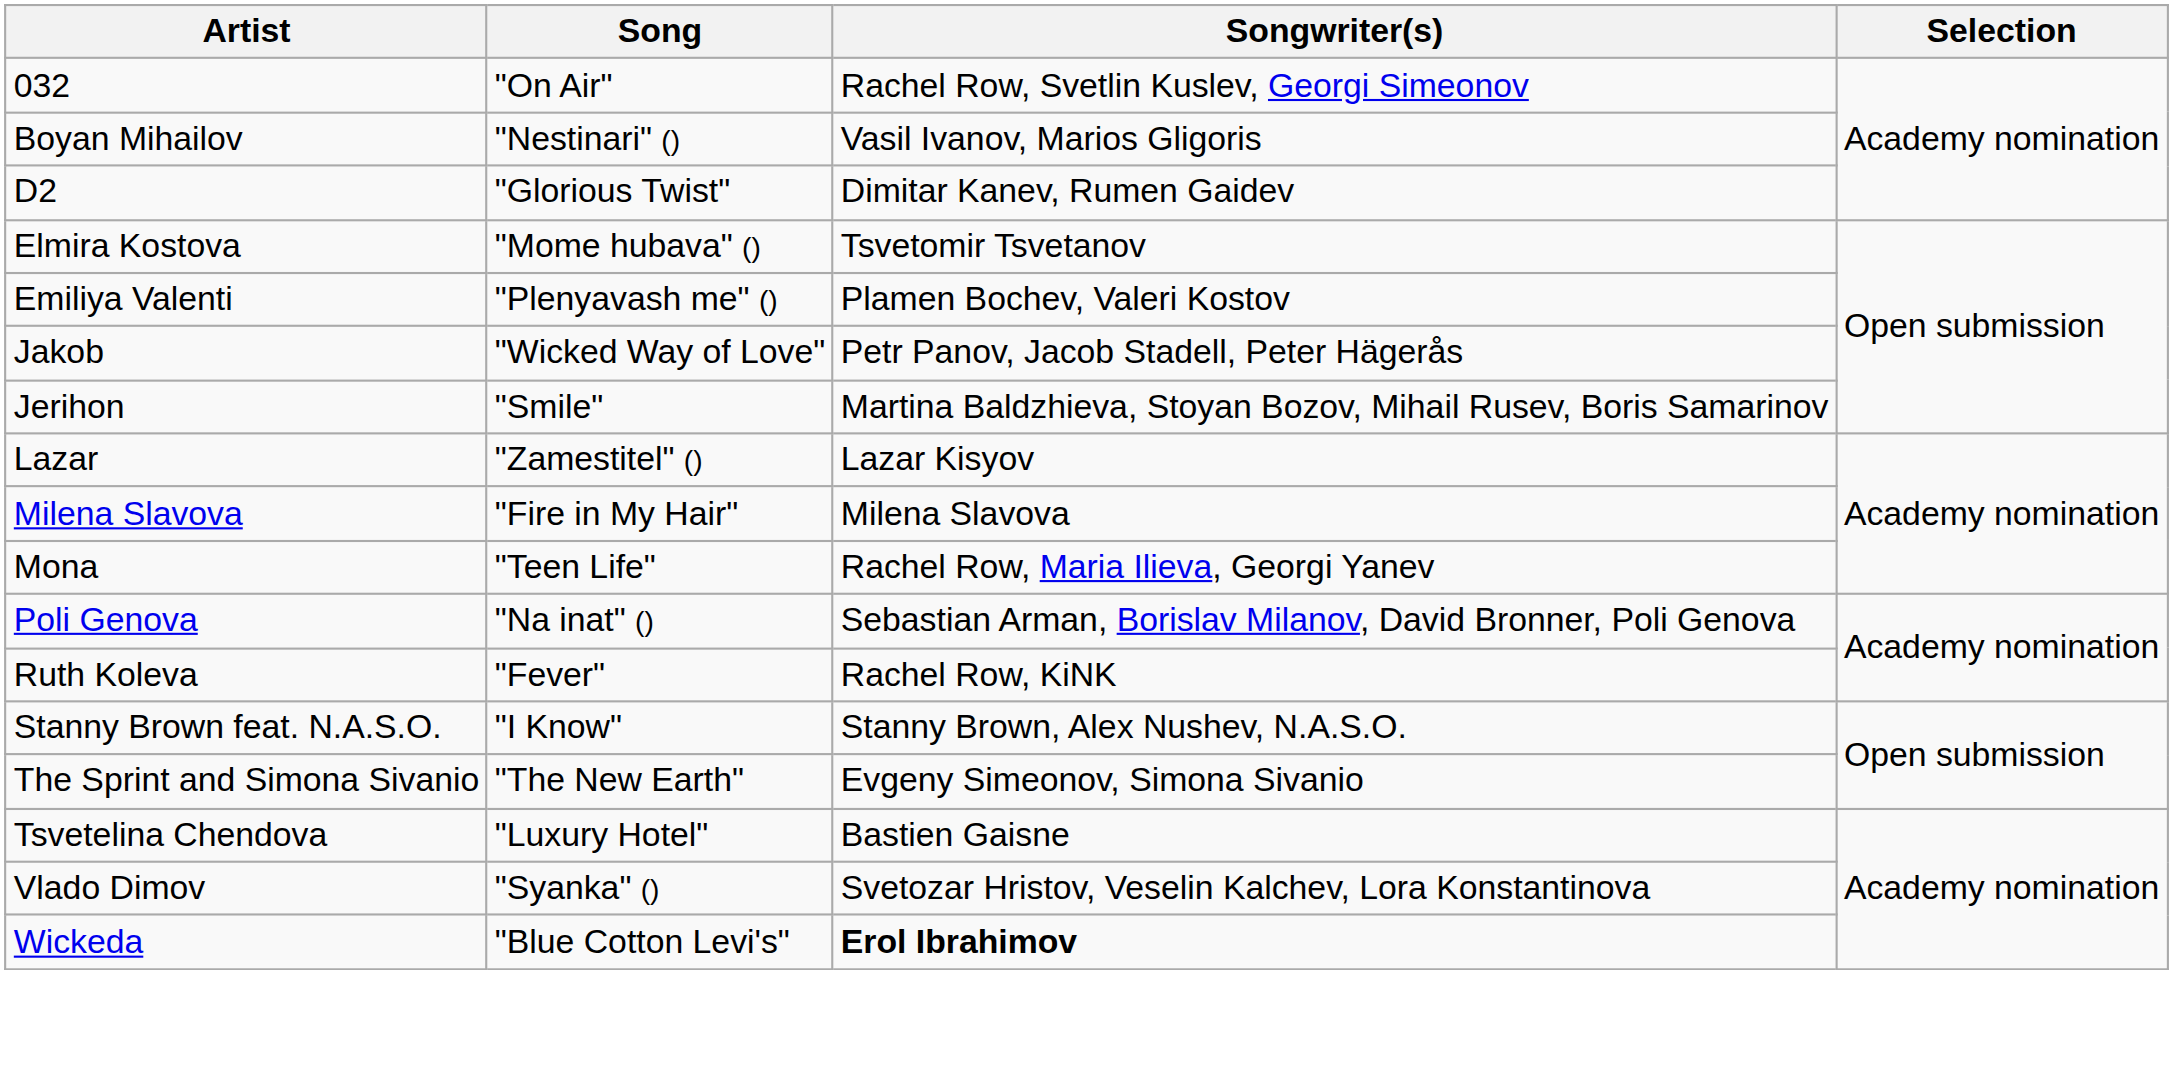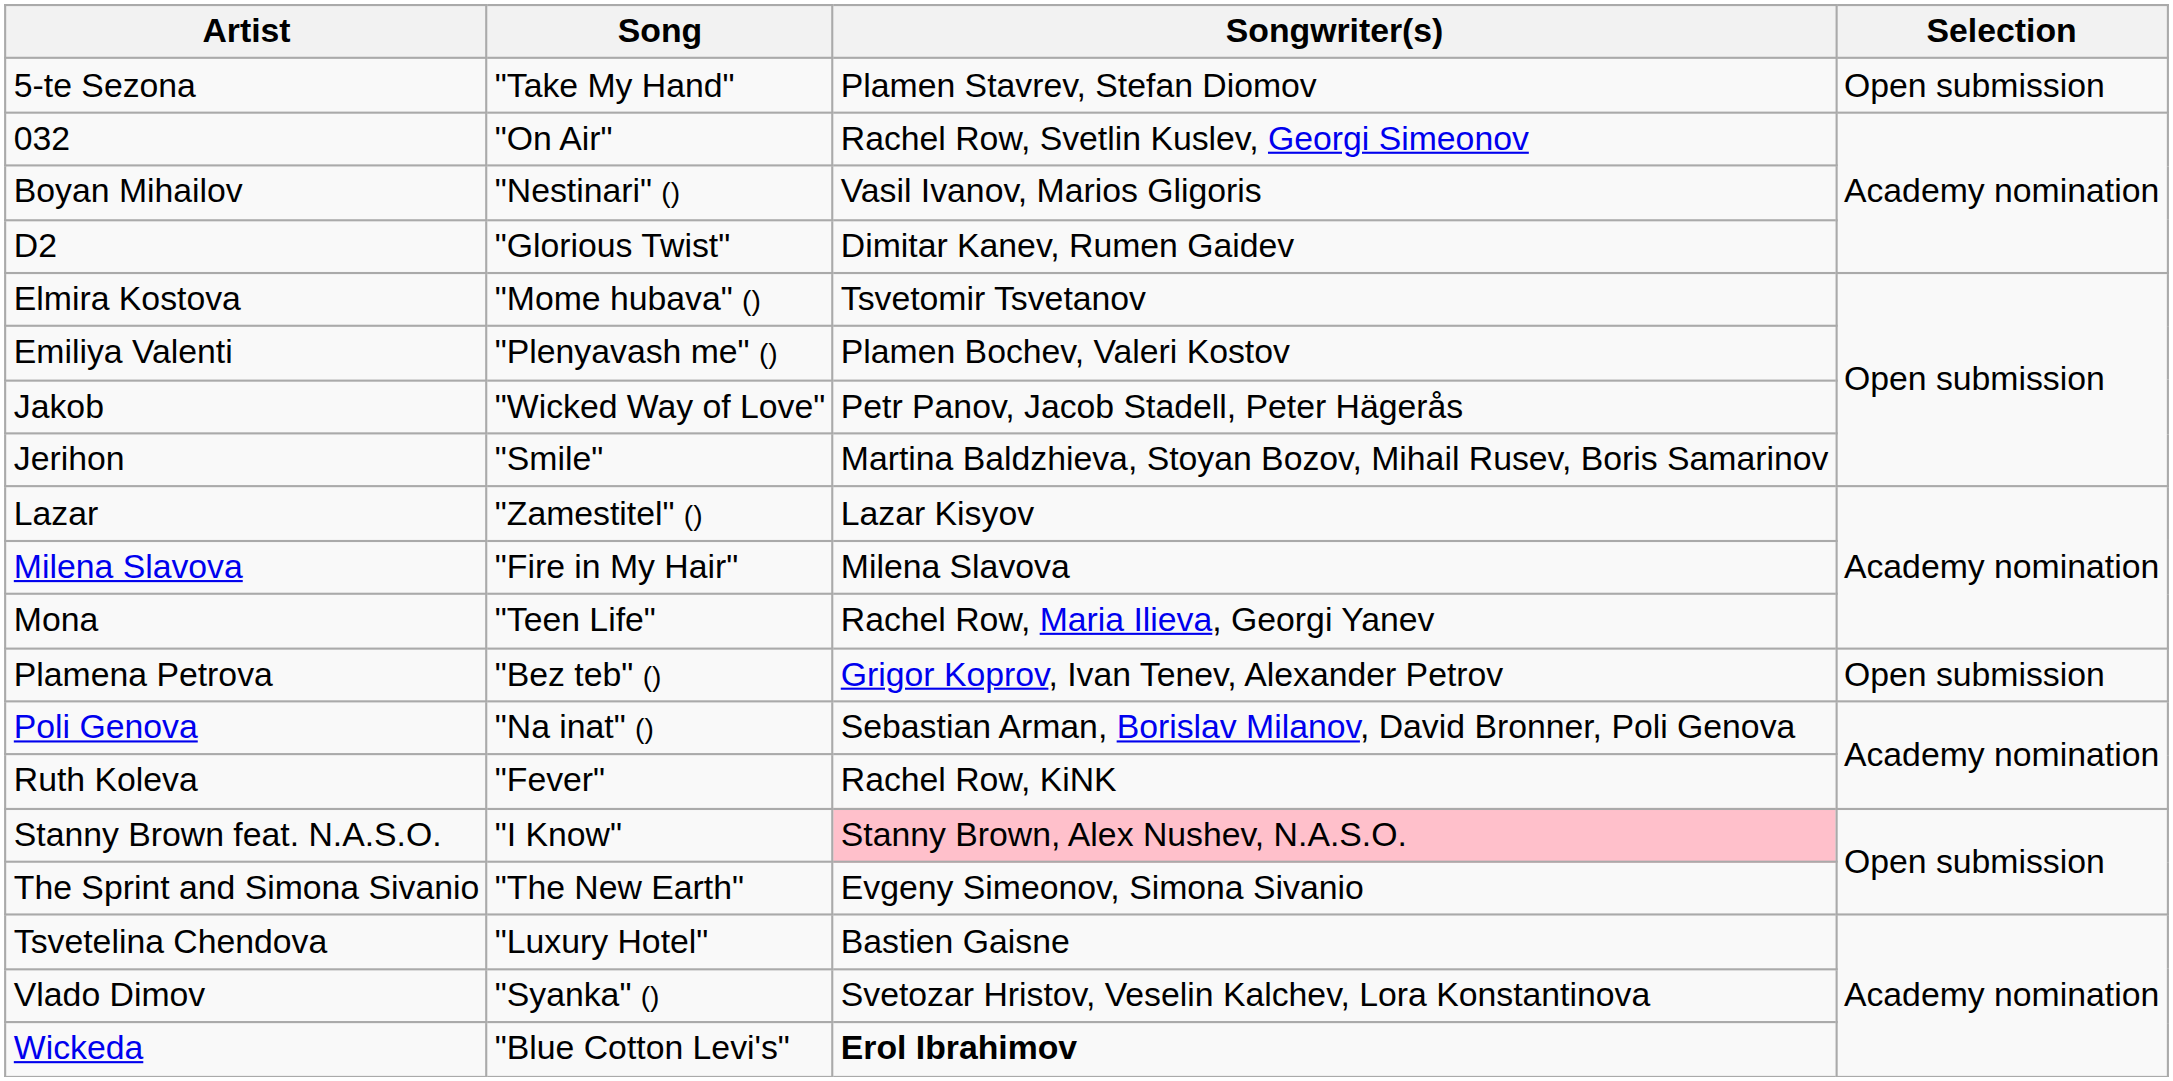+ row: (105, 84)
+ row: (143, 673)
(1124, 727) no background -> (1124, 834) pink background
